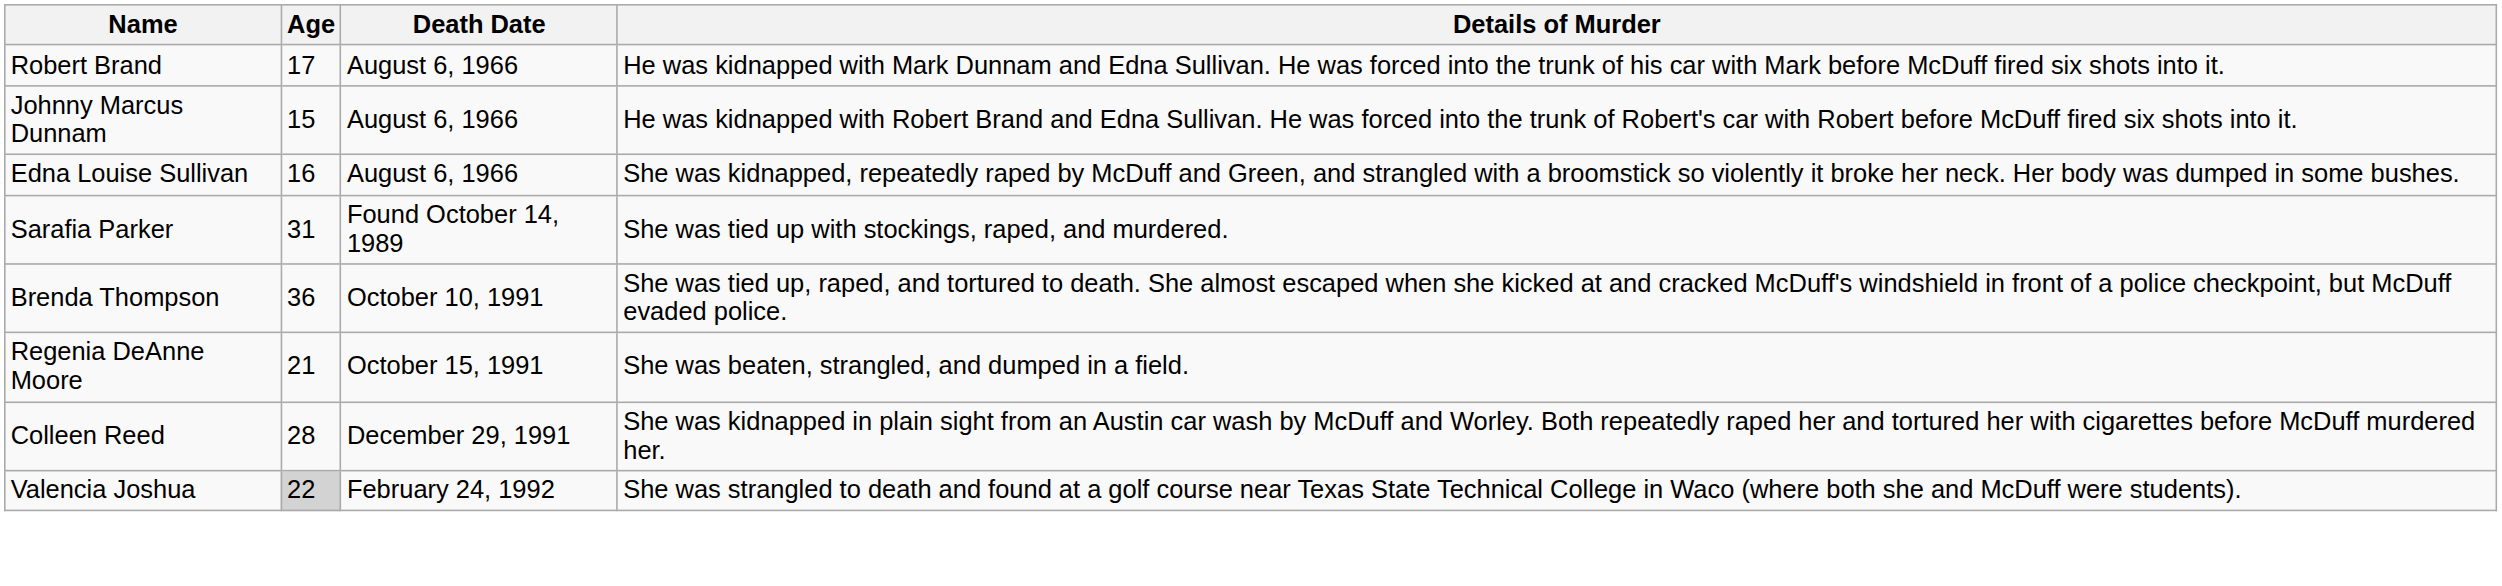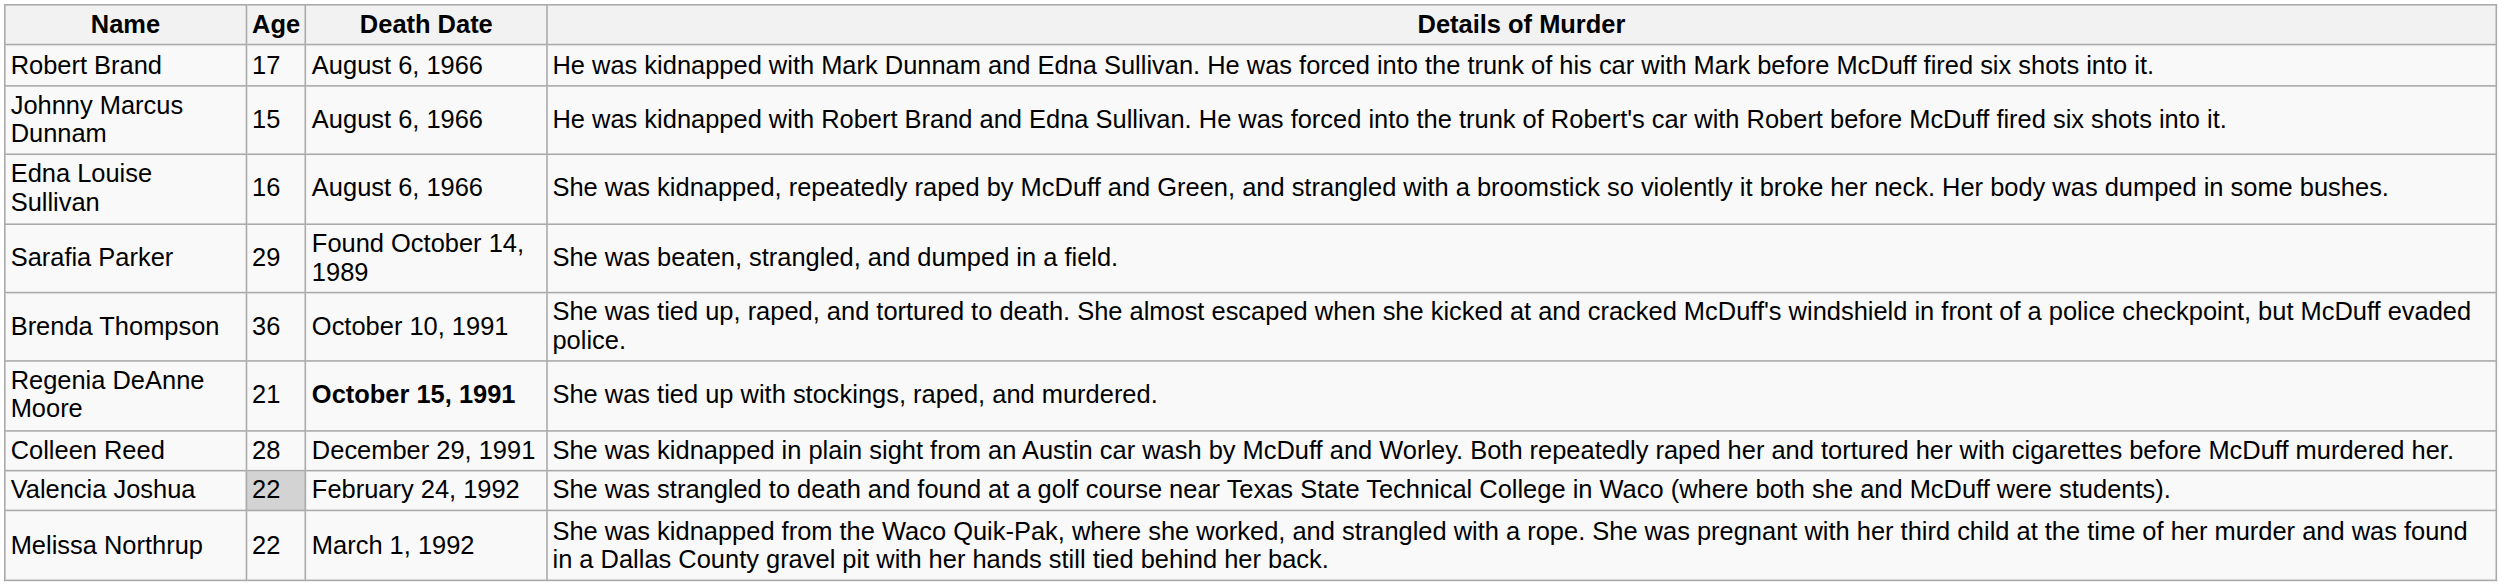(301, 228) 31 -> (266, 257) 29
(926, 228) She was tied up with stockings, raped, and murdered. -> (835, 257) She was beaten, strangled, and dumped in a field.
(445, 366) normal -> (414, 395) bold
(906, 366) She was beaten, strangled, and dumped in a field. -> (855, 395) She was tied up with stockings, raped, and murdered.
+ row: (107, 545)
